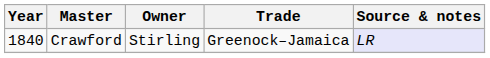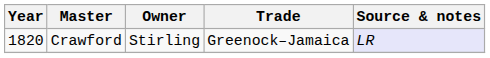(26, 41) 1840 -> (26, 41) 1820
